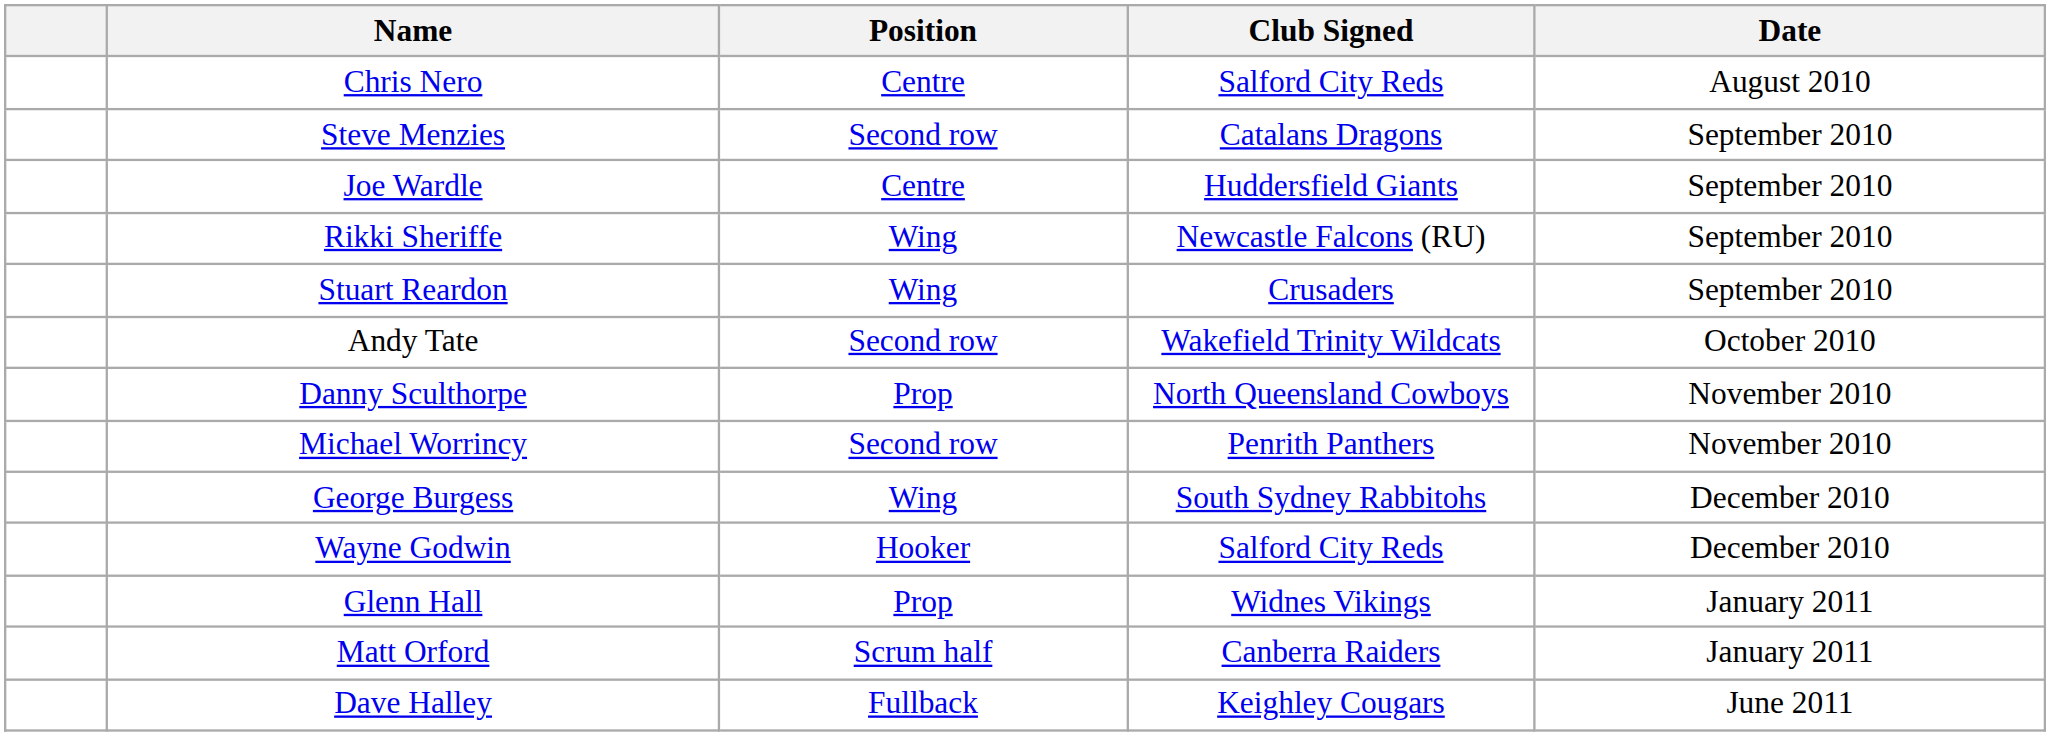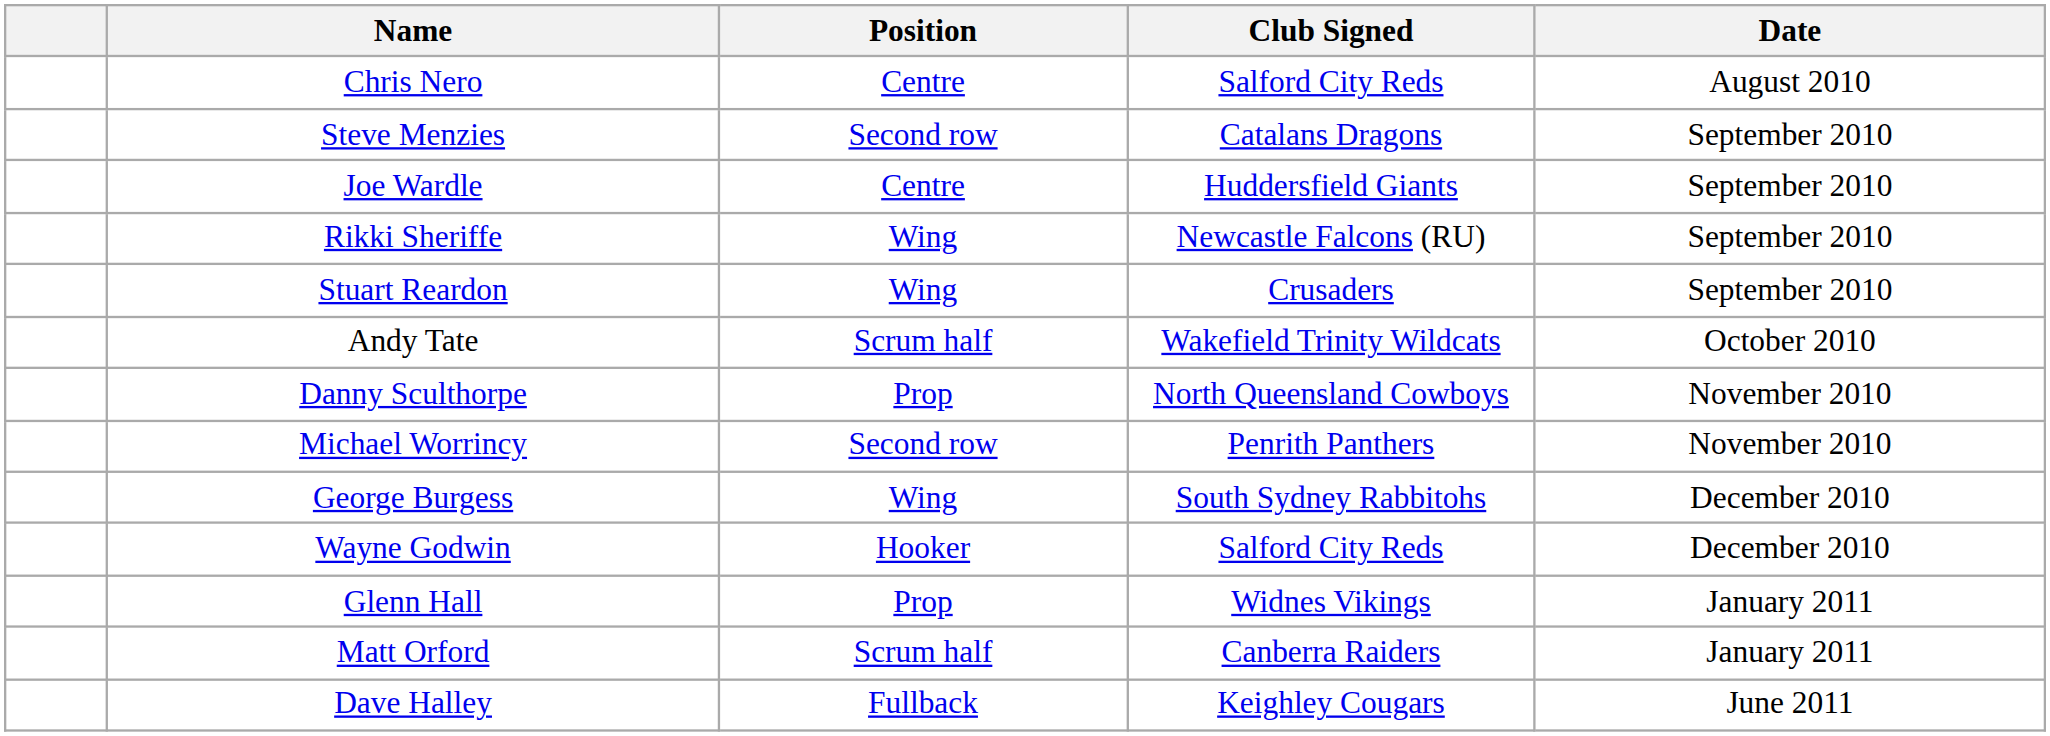(923, 340) Second row -> (923, 340) Scrum half
